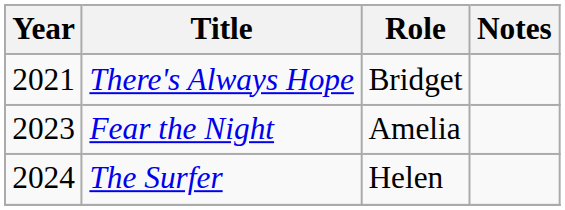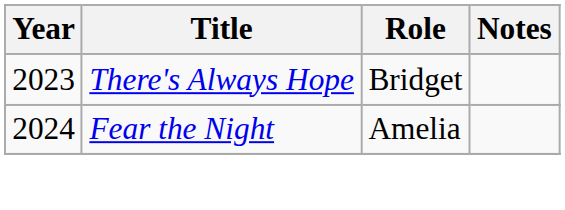(44, 79) 2021 -> (44, 79) 2023
(44, 128) 2023 -> (44, 128) 2024
- row: (156, 178)
